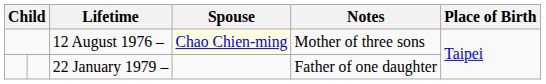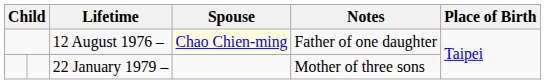(360, 41) Mother of three sons -> (366, 41) Father of one daughter
(366, 66) Father of one daughter -> (360, 66) Mother of three sons
